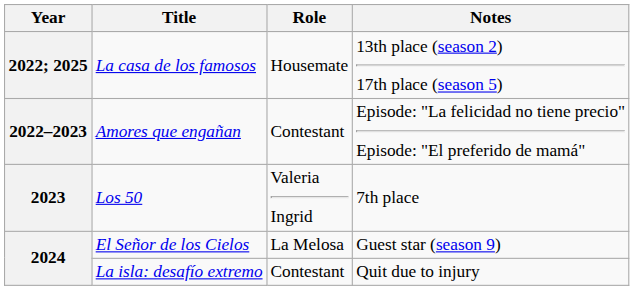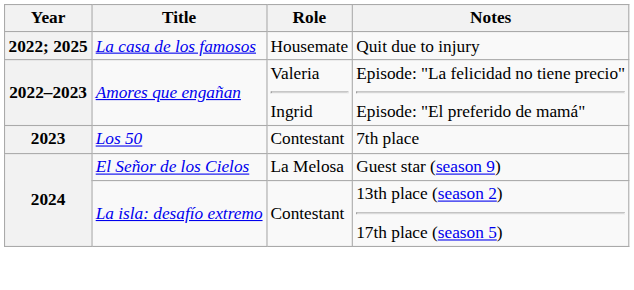(491, 65) 13th place (season 2) 17th place (season 5) -> (418, 45) Quit due to injury
(307, 131) Contestant -> (309, 92) Valeria Ingrid
(309, 197) Valeria Ingrid -> (307, 139) Contestant
(418, 271) Quit due to injury -> (491, 213) 13th place (season 2) 17th place (season 5)
